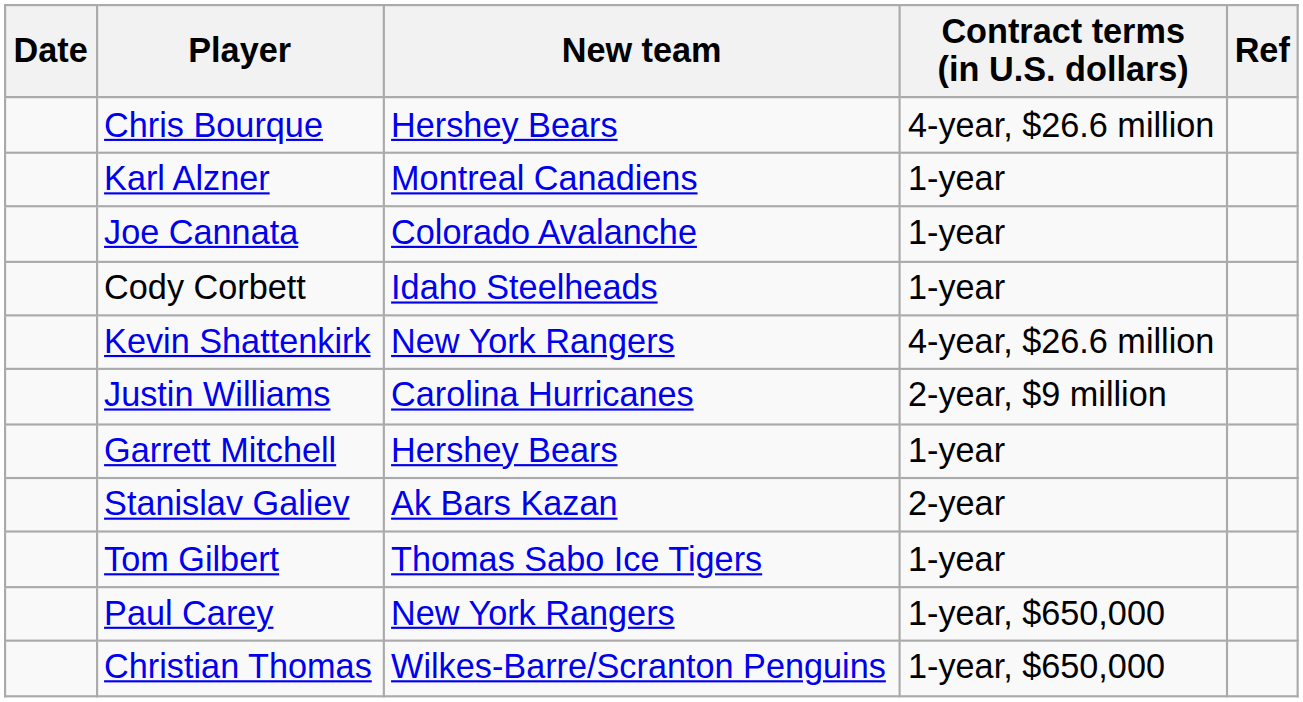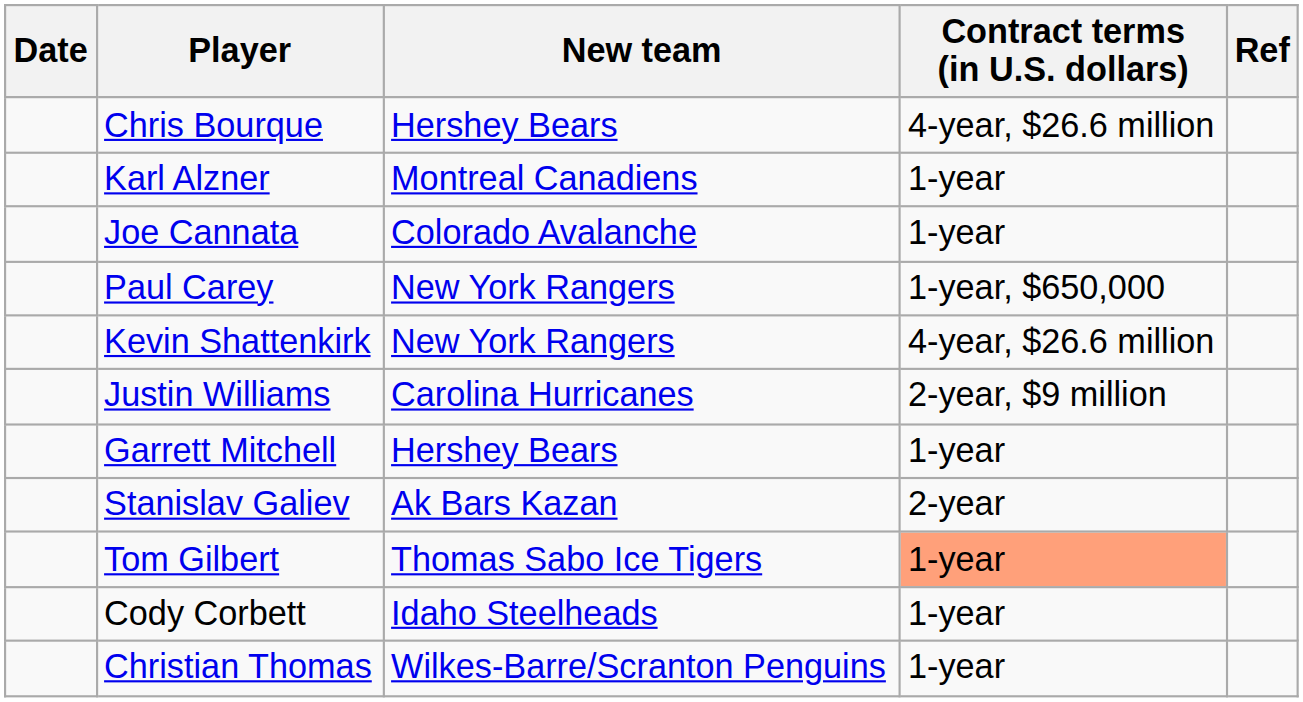rows swapped: (189, 613) <-> (205, 287)
(957, 558) no background -> (957, 558) lightsalmon background
(1036, 667) 1-year, $650,000 -> (957, 667) 1-year
